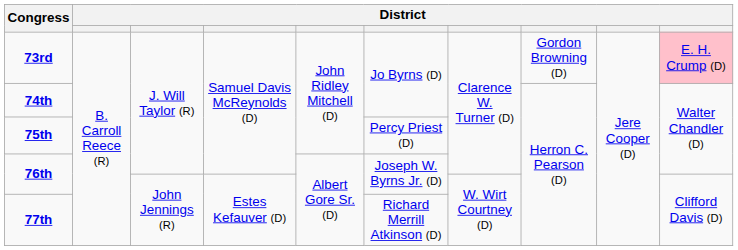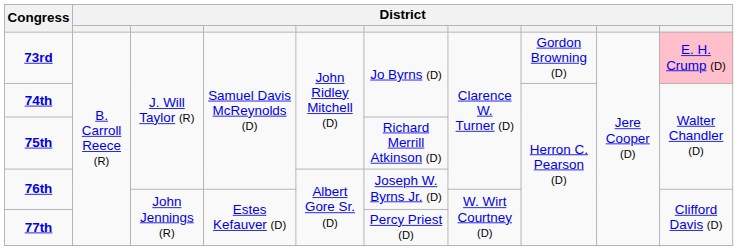(406, 135) Percy Priest (D) -> (406, 142) Richard Merrill Atkinson (D)
(406, 219) Richard Merrill Atkinson (D) -> (406, 227) Percy Priest (D)
